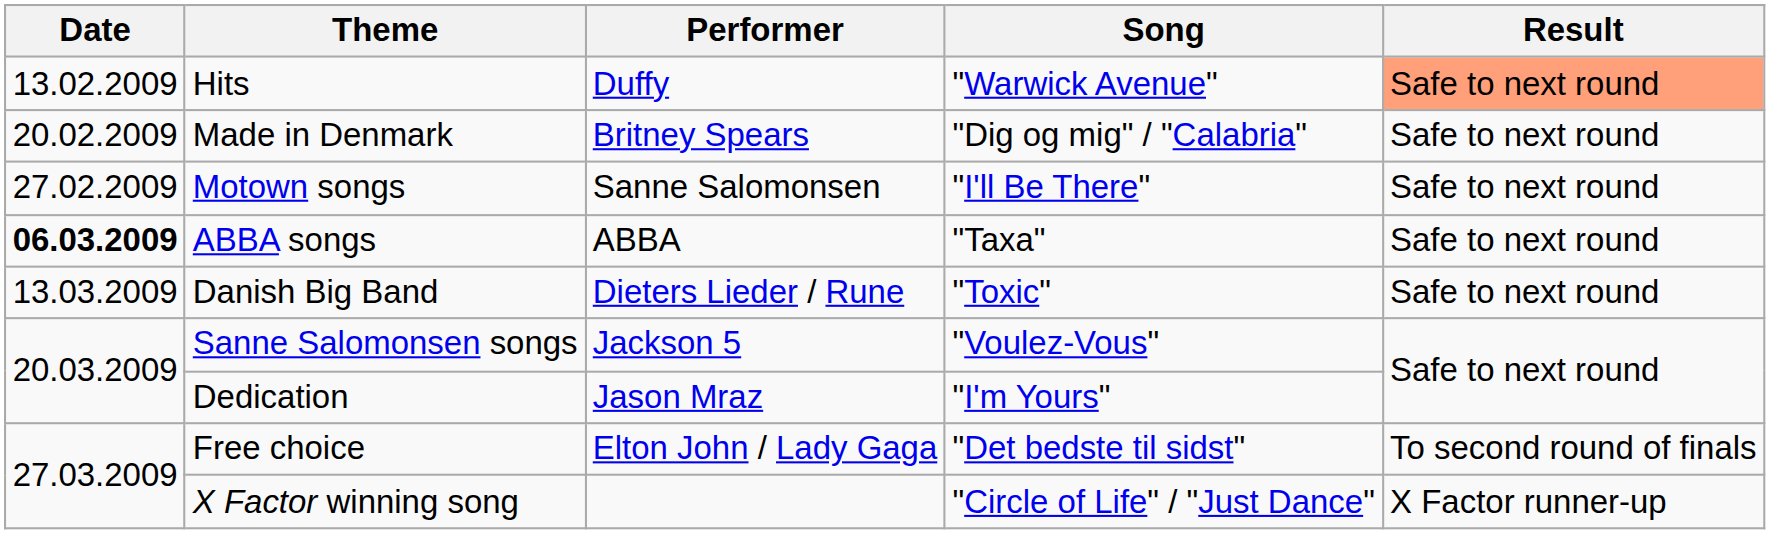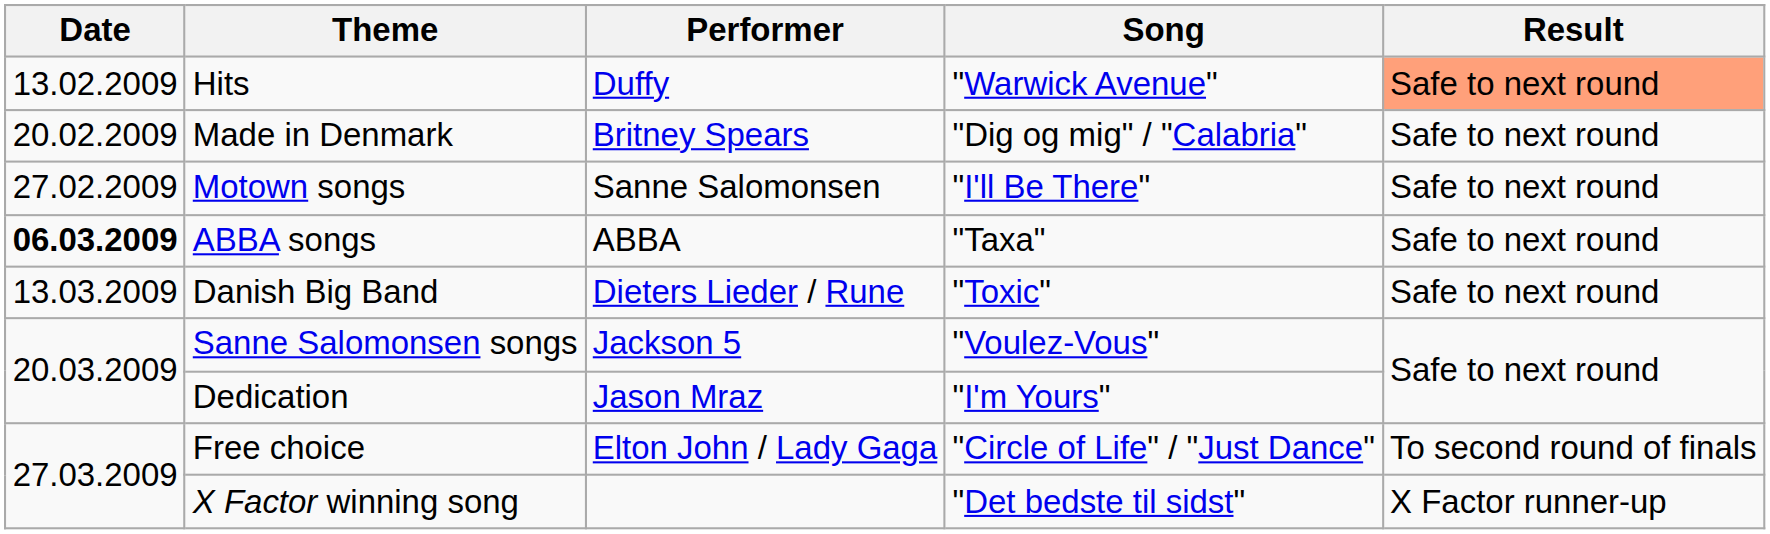(1099, 448) "Det bedste til sidst" -> (1164, 448) "Circle of Life" / "Just Dance"
(1164, 501) "Circle of Life" / "Just Dance" -> (1099, 501) "Det bedste til sidst"
